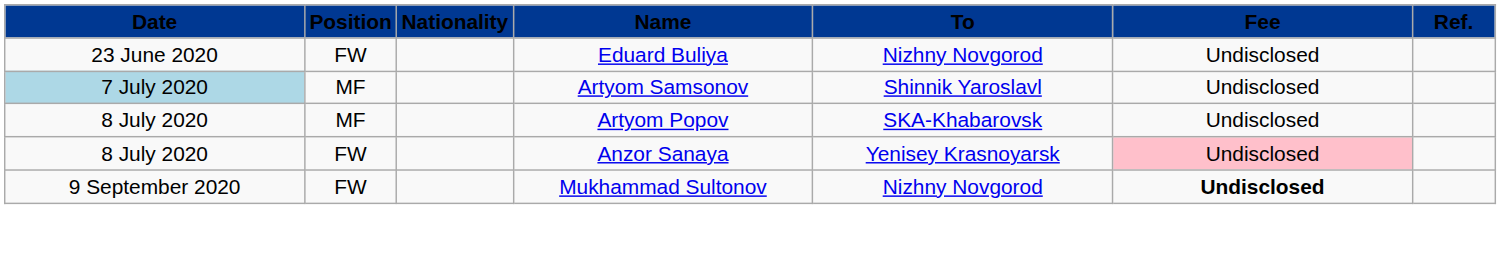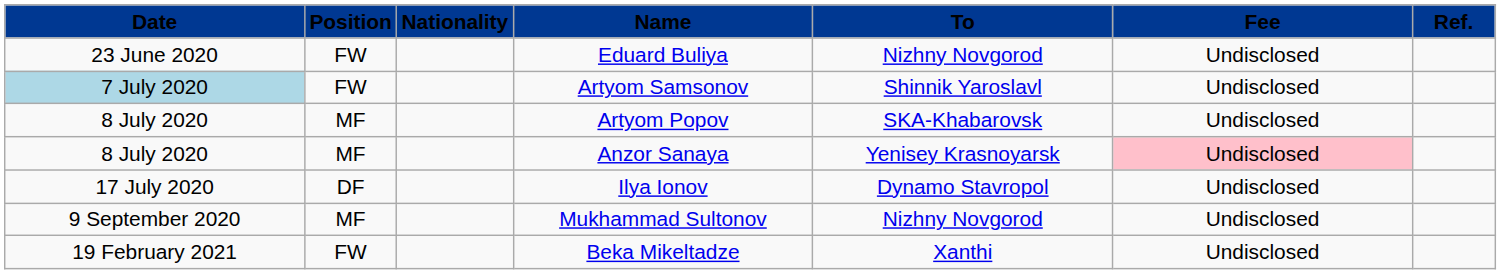(351, 88) MF -> (351, 88) FW
(351, 154) FW -> (351, 154) MF
+ row: (663, 187)
(351, 187) FW -> (351, 220) MF
(1263, 187) bold -> (1263, 220) normal
+ row: (663, 253)
